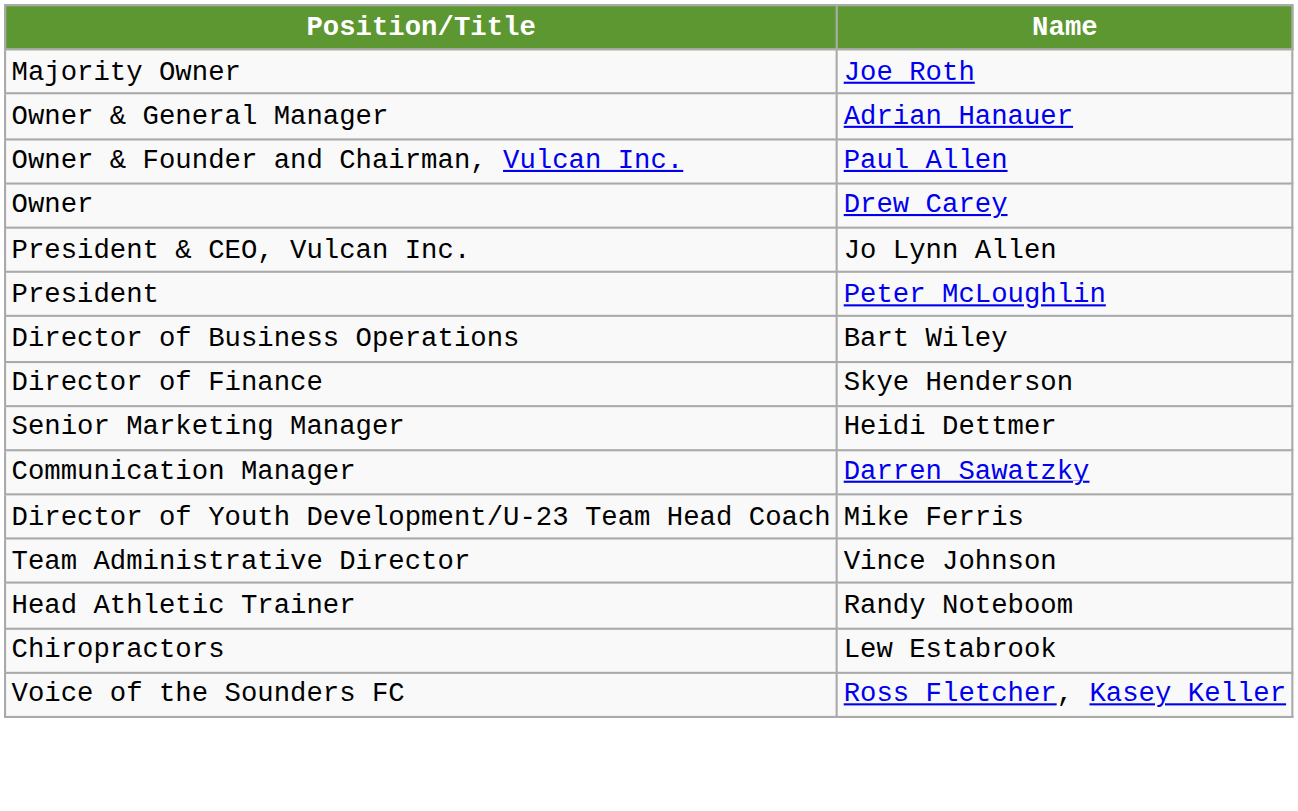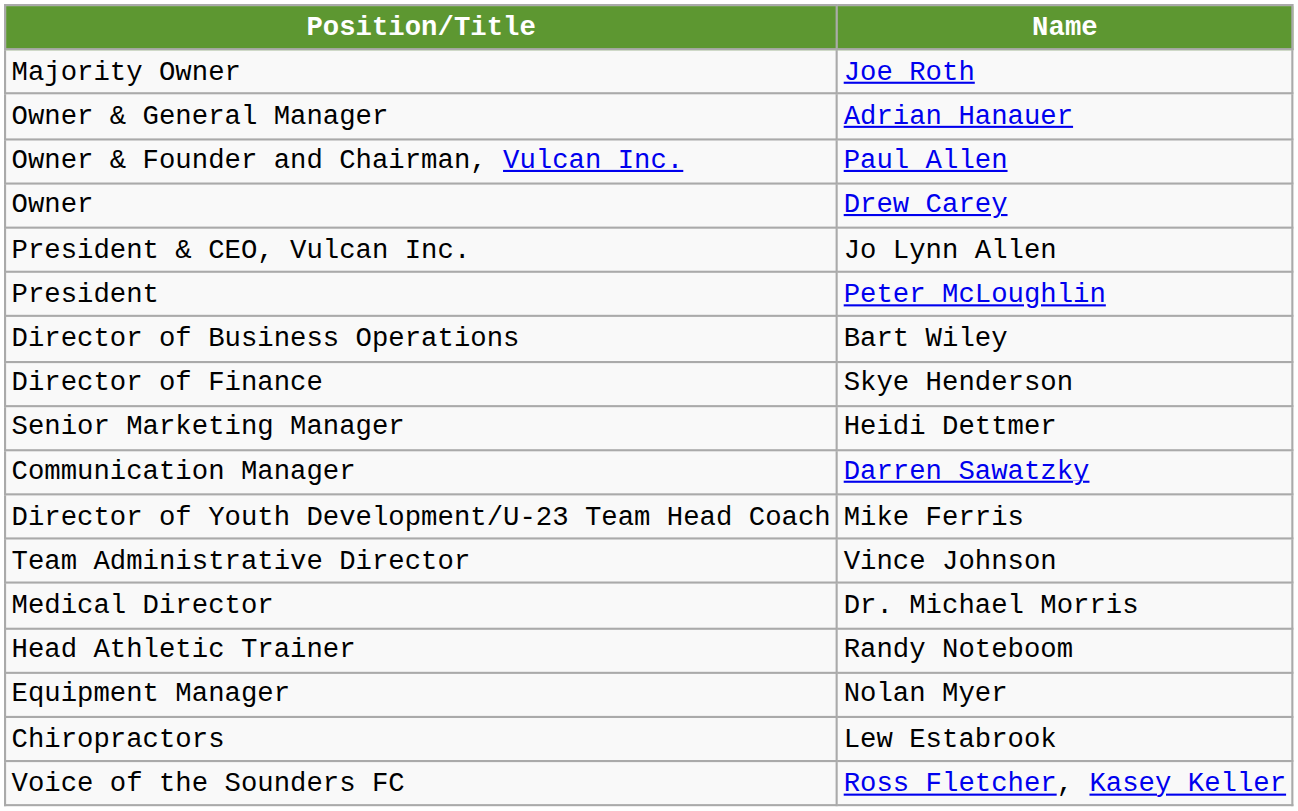+ row: (143, 606)
+ row: (151, 695)
